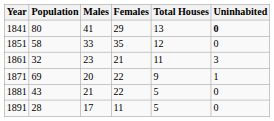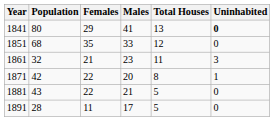columns swapped: (96, 12) <-> (131, 12)
(36, 44) 58 -> (36, 44) 68
(36, 76) 69 -> (36, 76) 42
(156, 76) 9 -> (156, 76) 8
